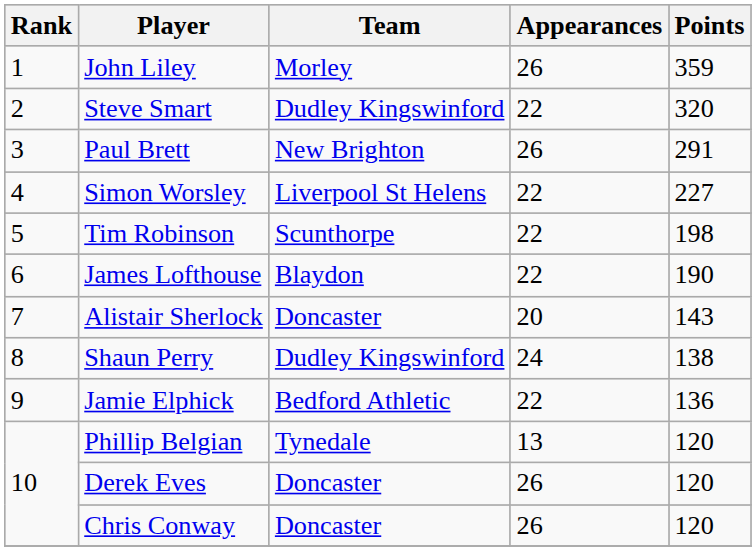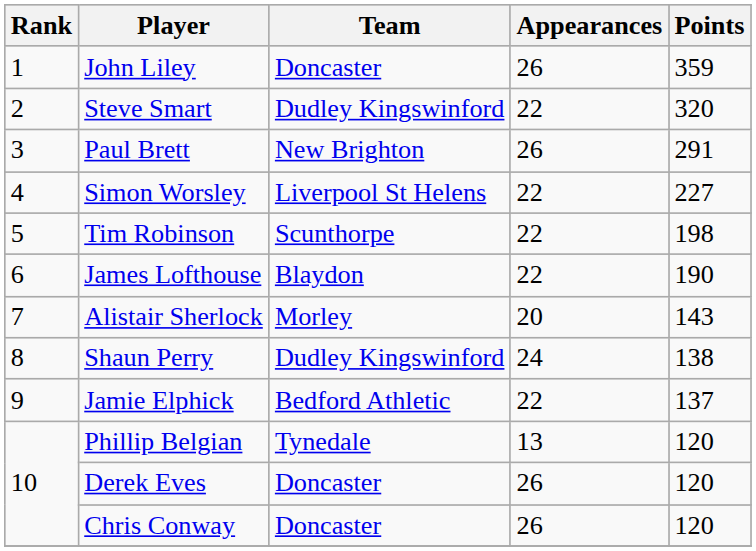(314, 66) Morley -> (328, 66) Doncaster
(328, 316) Doncaster -> (314, 316) Morley
(694, 399) 136 -> (694, 399) 137
